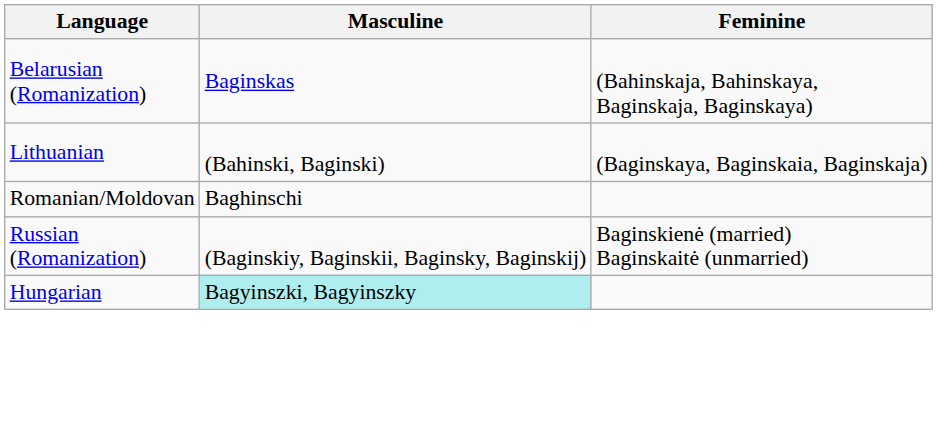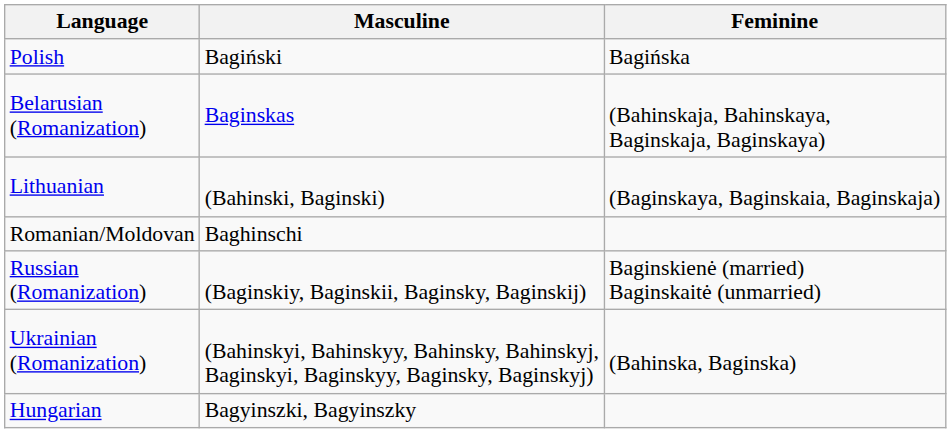+ row: (37, 56)
+ row: (78, 351)
(310, 292) paleturquoise background -> (310, 410) no background
